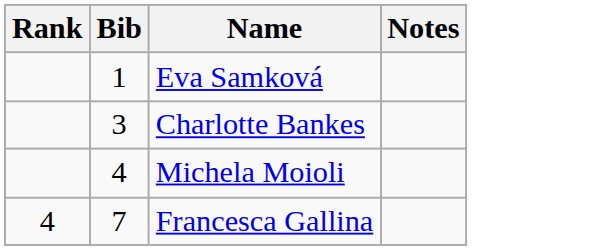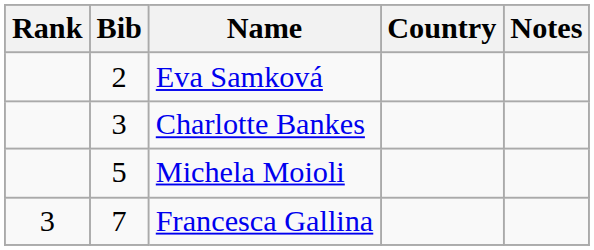+ column: (442, 28)
(119, 76) 1 -> (119, 76) 2
(119, 172) 4 -> (119, 172) 5
(47, 220) 4 -> (47, 220) 3
